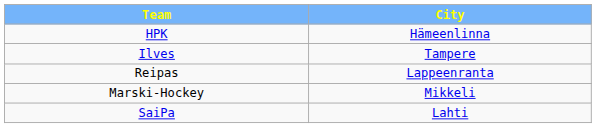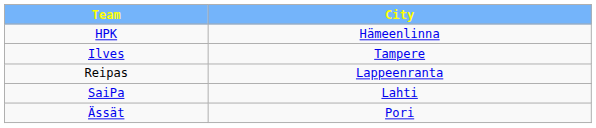- row: (157, 93)
+ row: (106, 113)
